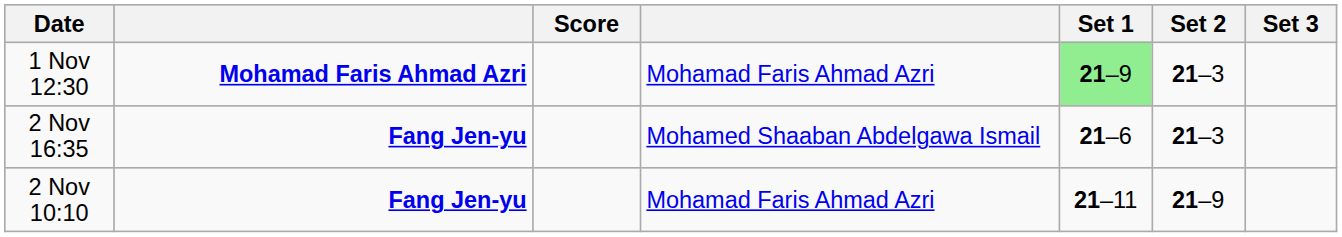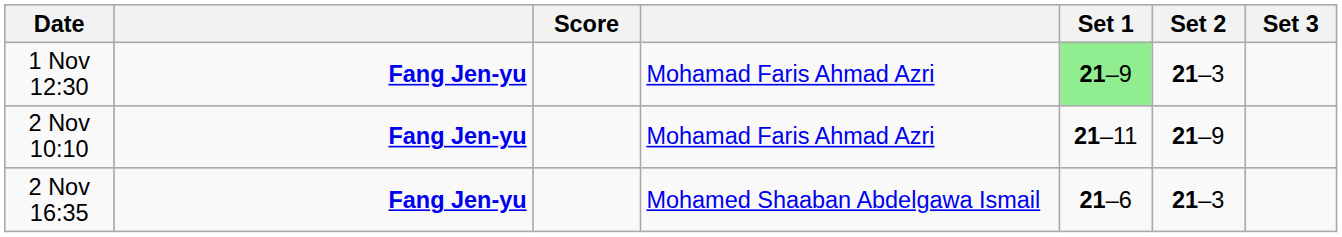(373, 74) Mohamad Faris Ahmad Azri -> (458, 74) Fang Jen-yu
rows swapped: (59, 200) <-> (59, 137)
